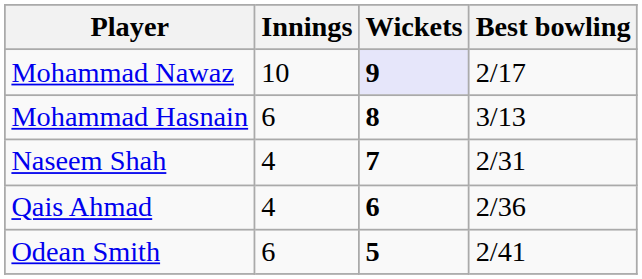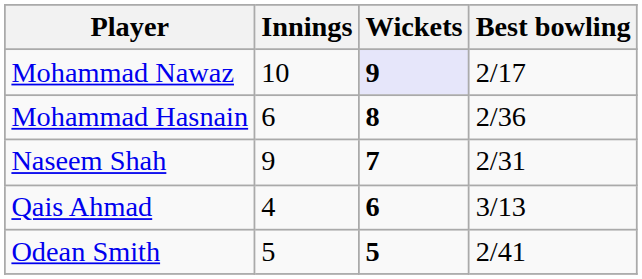(501, 116) 3/13 -> (501, 116) 2/36
(268, 161) 4 -> (268, 161) 9
(501, 206) 2/36 -> (501, 206) 3/13
(268, 251) 6 -> (268, 251) 5
